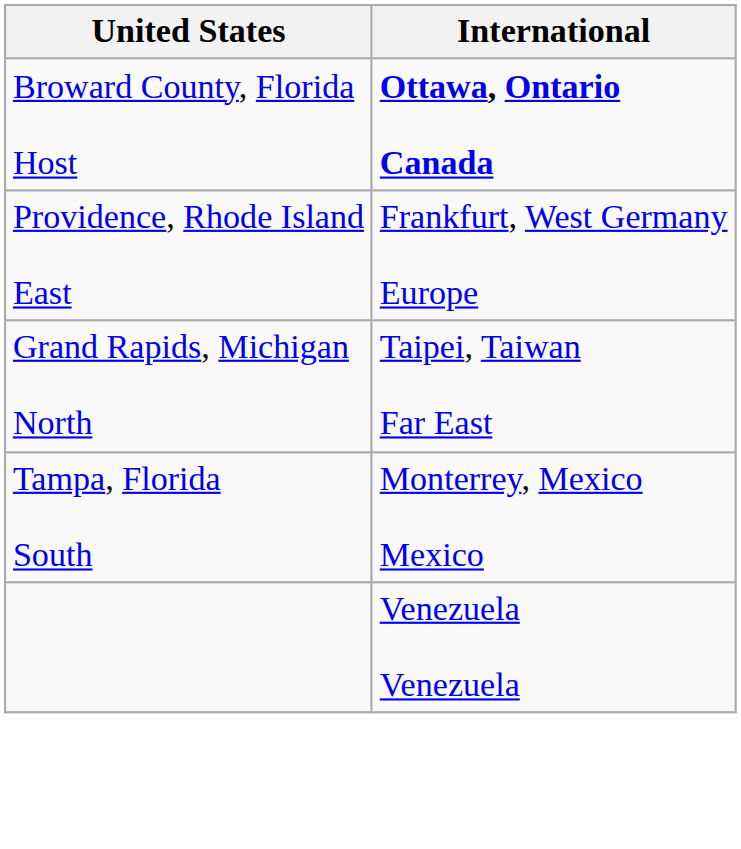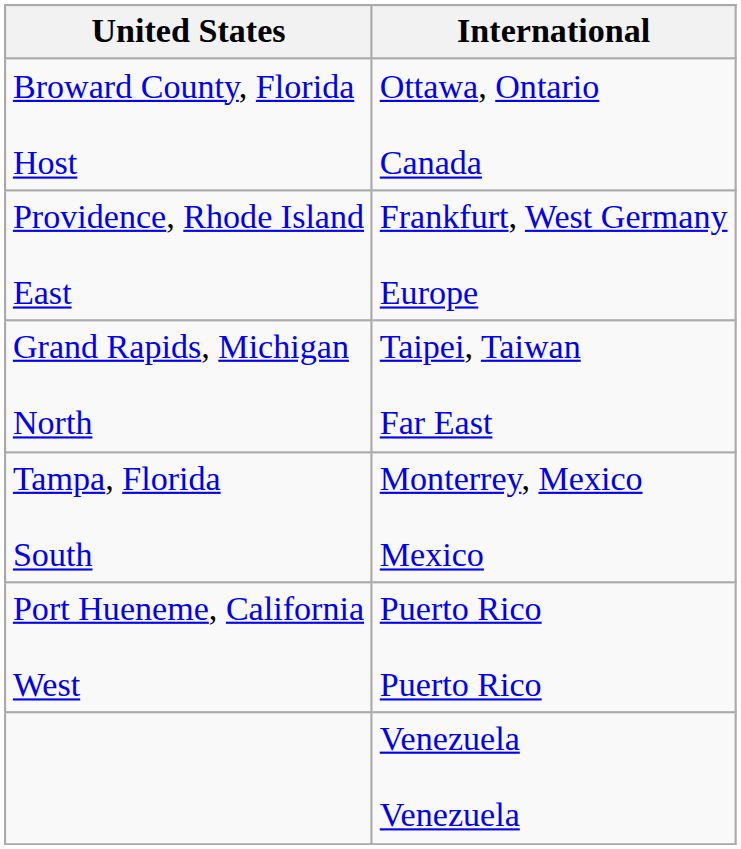(500, 123) bold -> (490, 123) normal
+ row: (188, 646)
